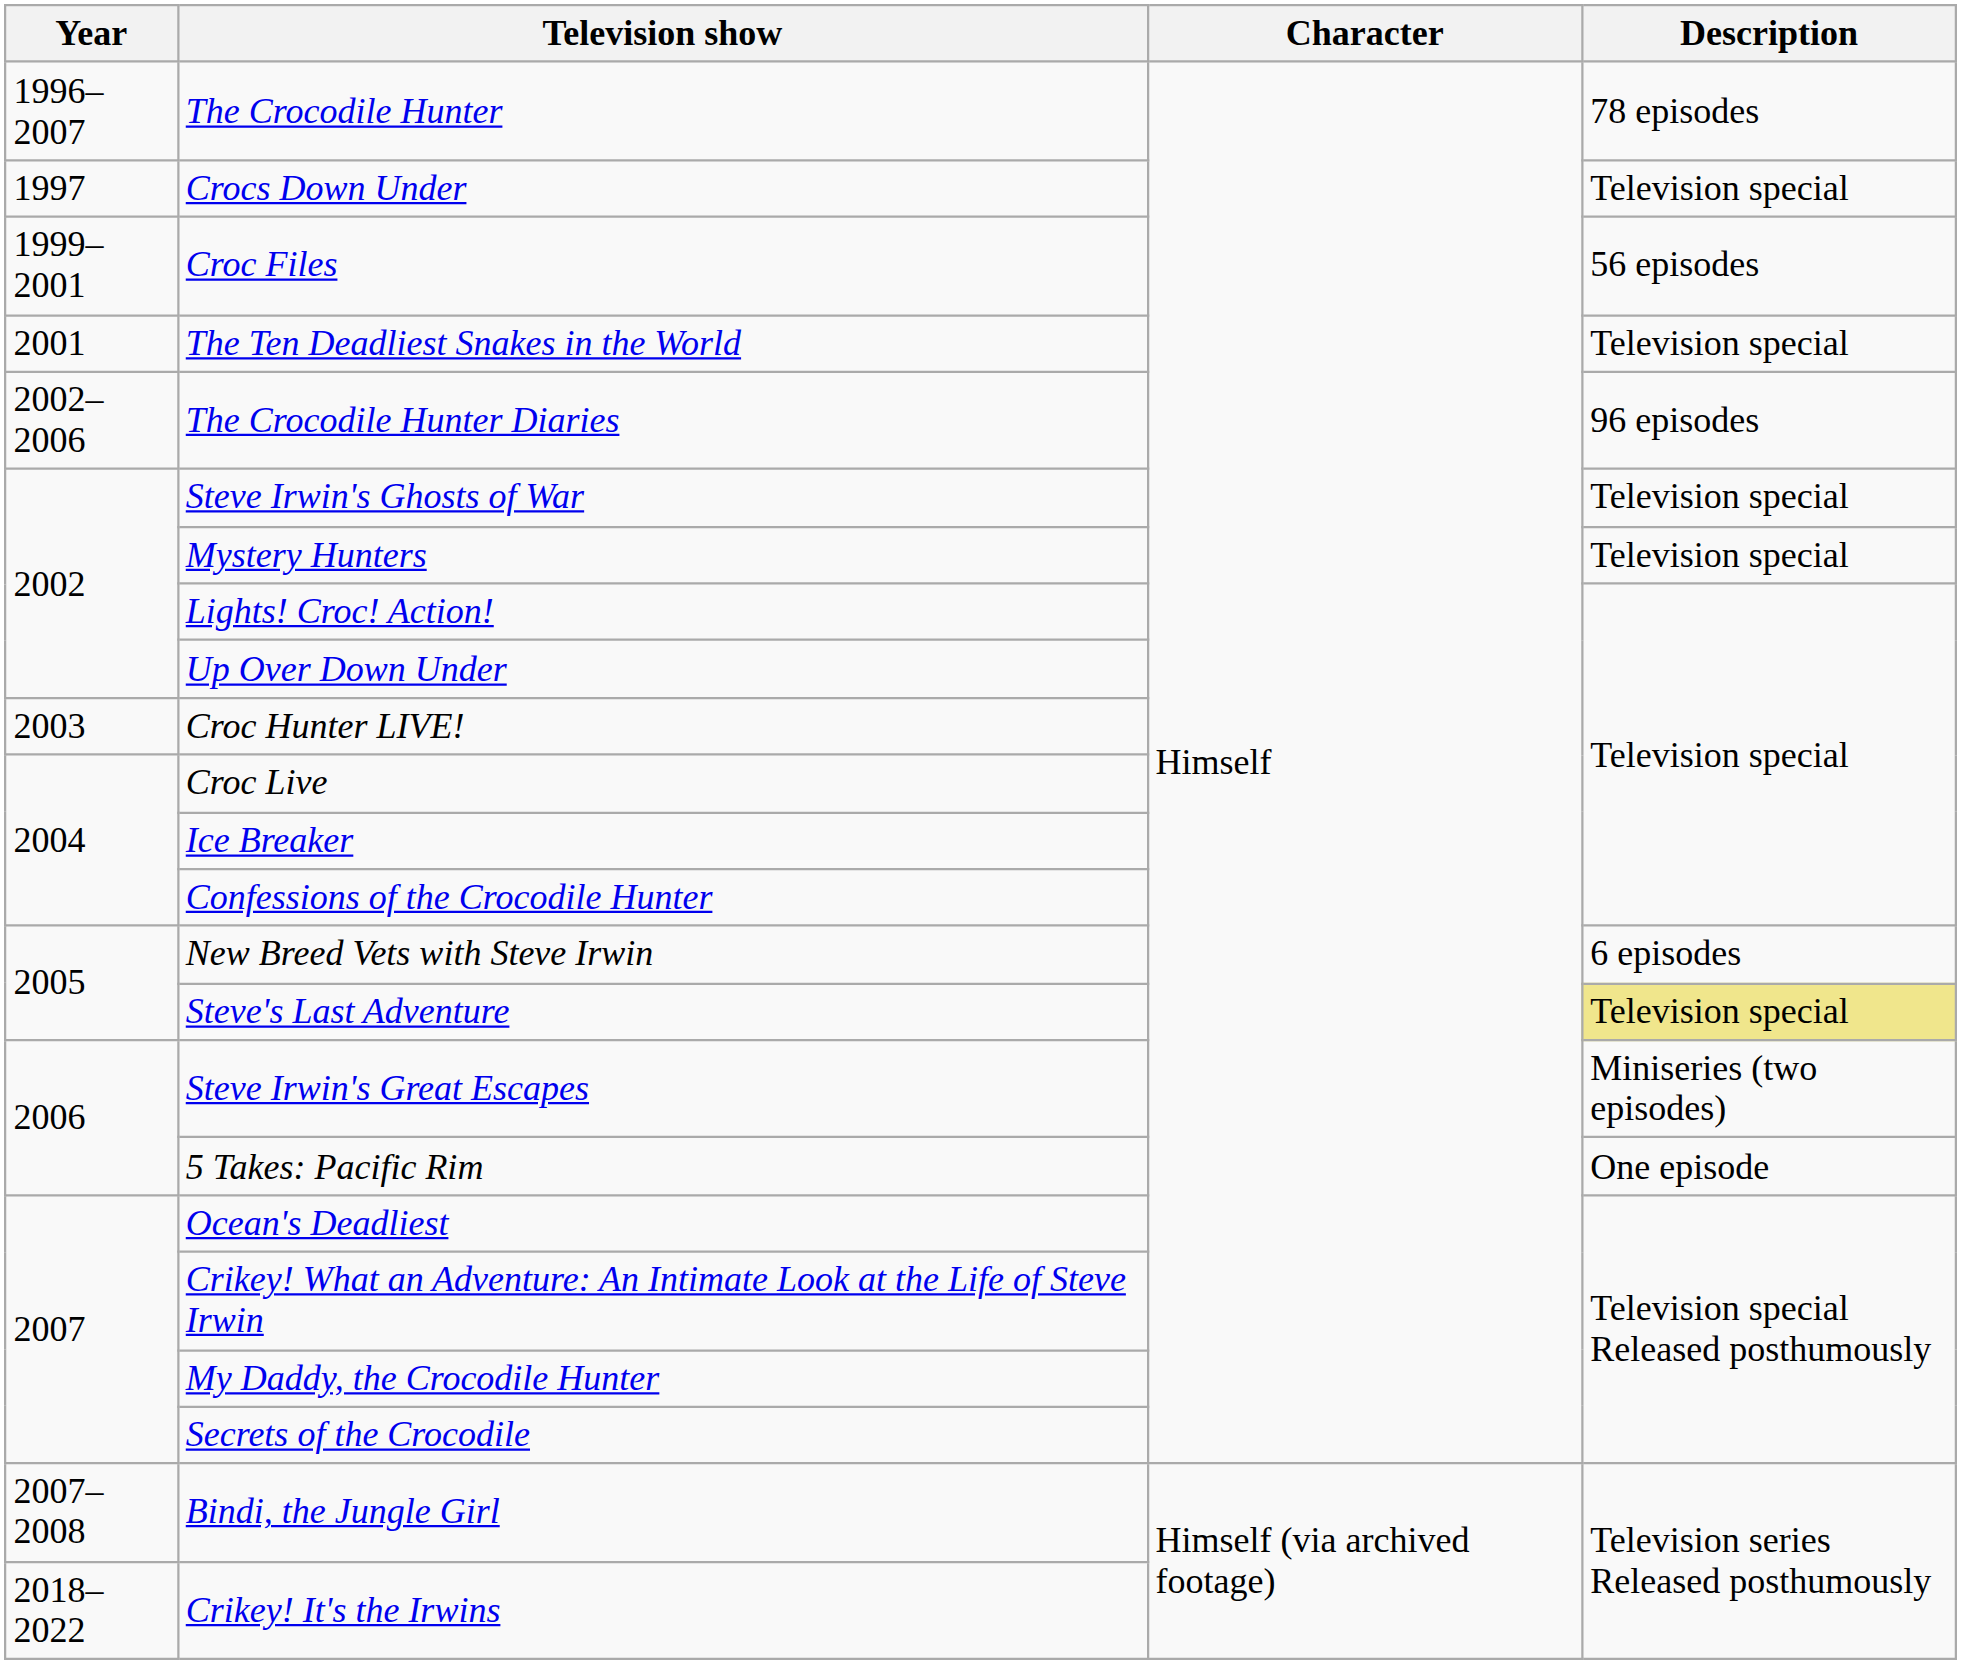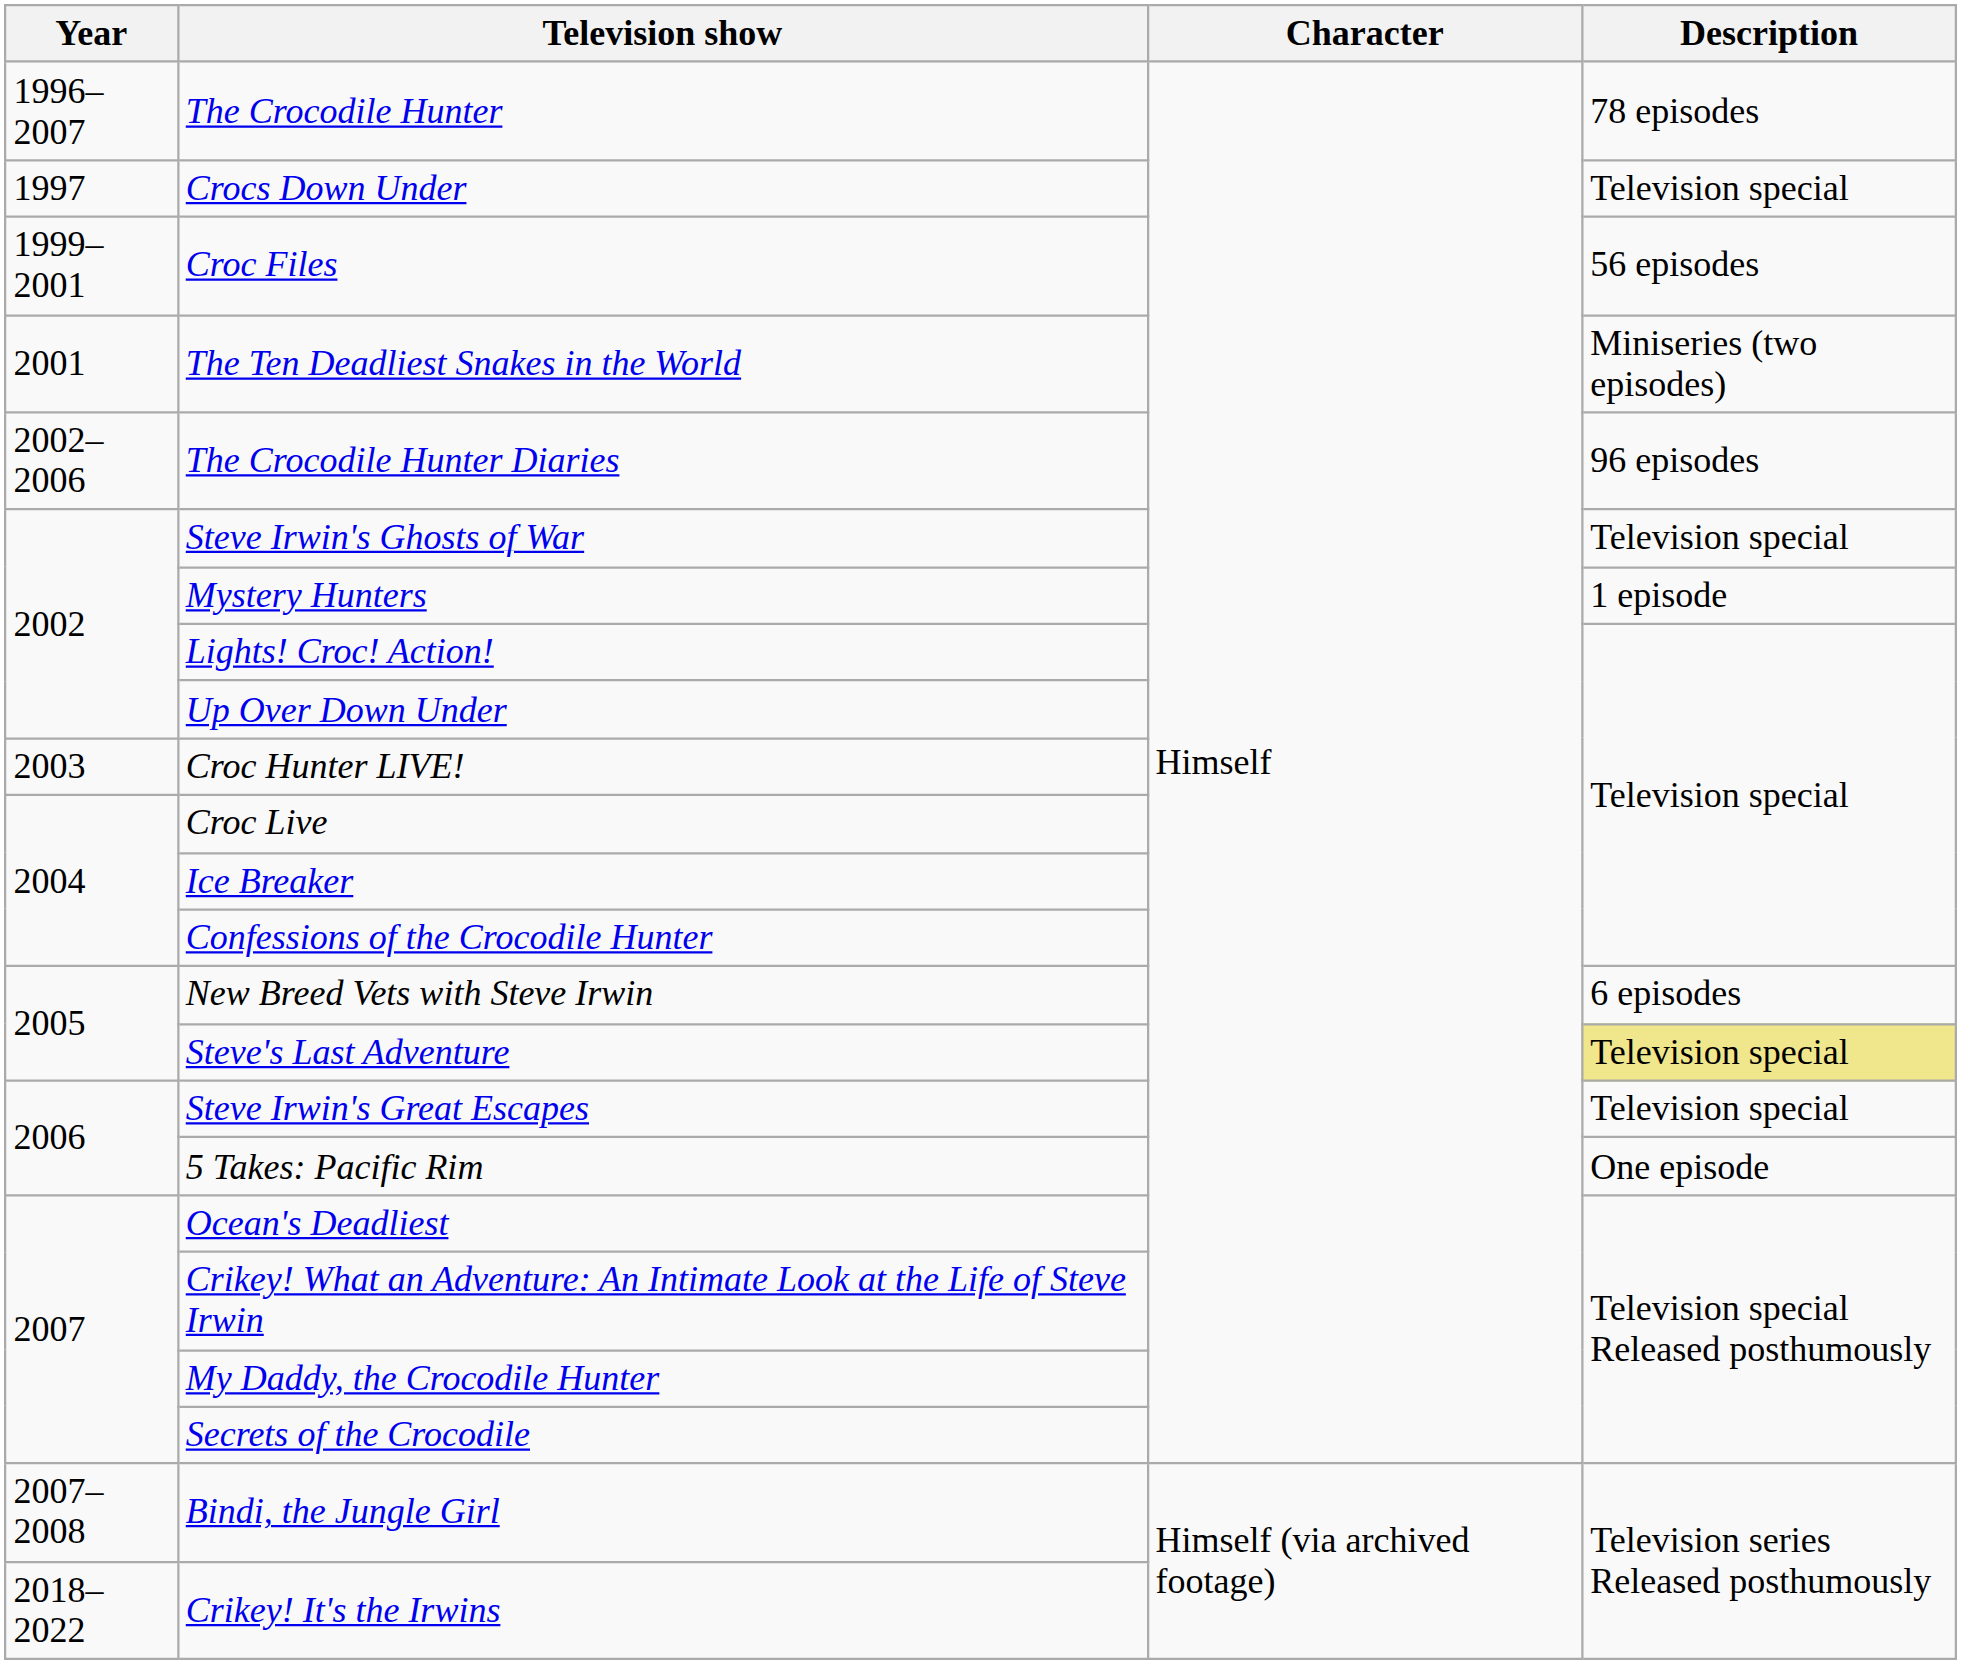(1720, 342) Television special -> (1704, 362) Miniseries (two episodes)
(1720, 554) Television special -> (1659, 594) 1 episode
(1704, 1088) Miniseries (two episodes) -> (1720, 1108) Television special
